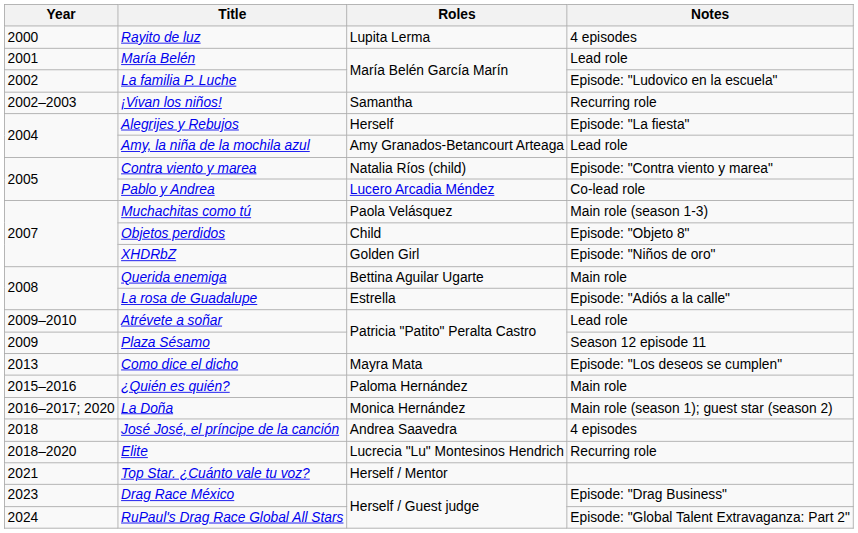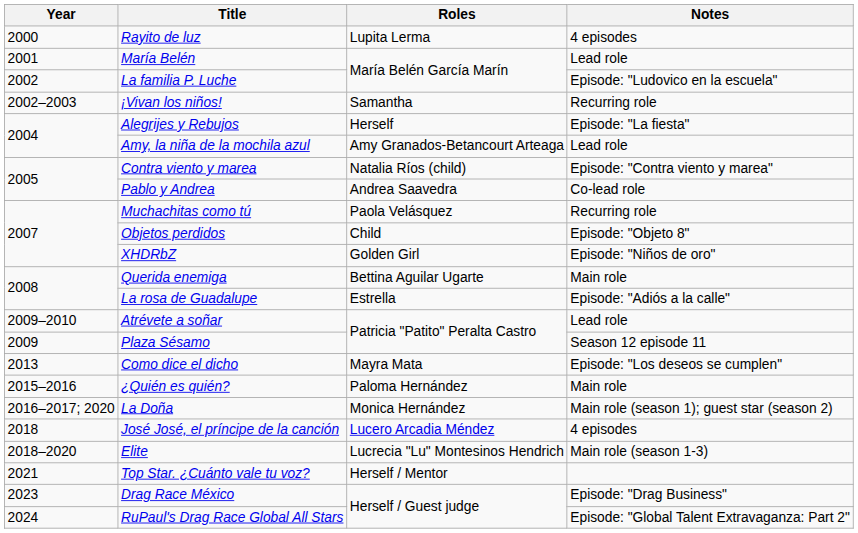(422, 189) Lucero Arcadia Méndez -> (403, 189) Andrea Saavedra
(639, 211) Main role (season 1-3) -> (614, 211) Recurring role
(403, 430) Andrea Saavedra -> (422, 430) Lucero Arcadia Méndez
(614, 451) Recurring role -> (639, 451) Main role (season 1-3)
